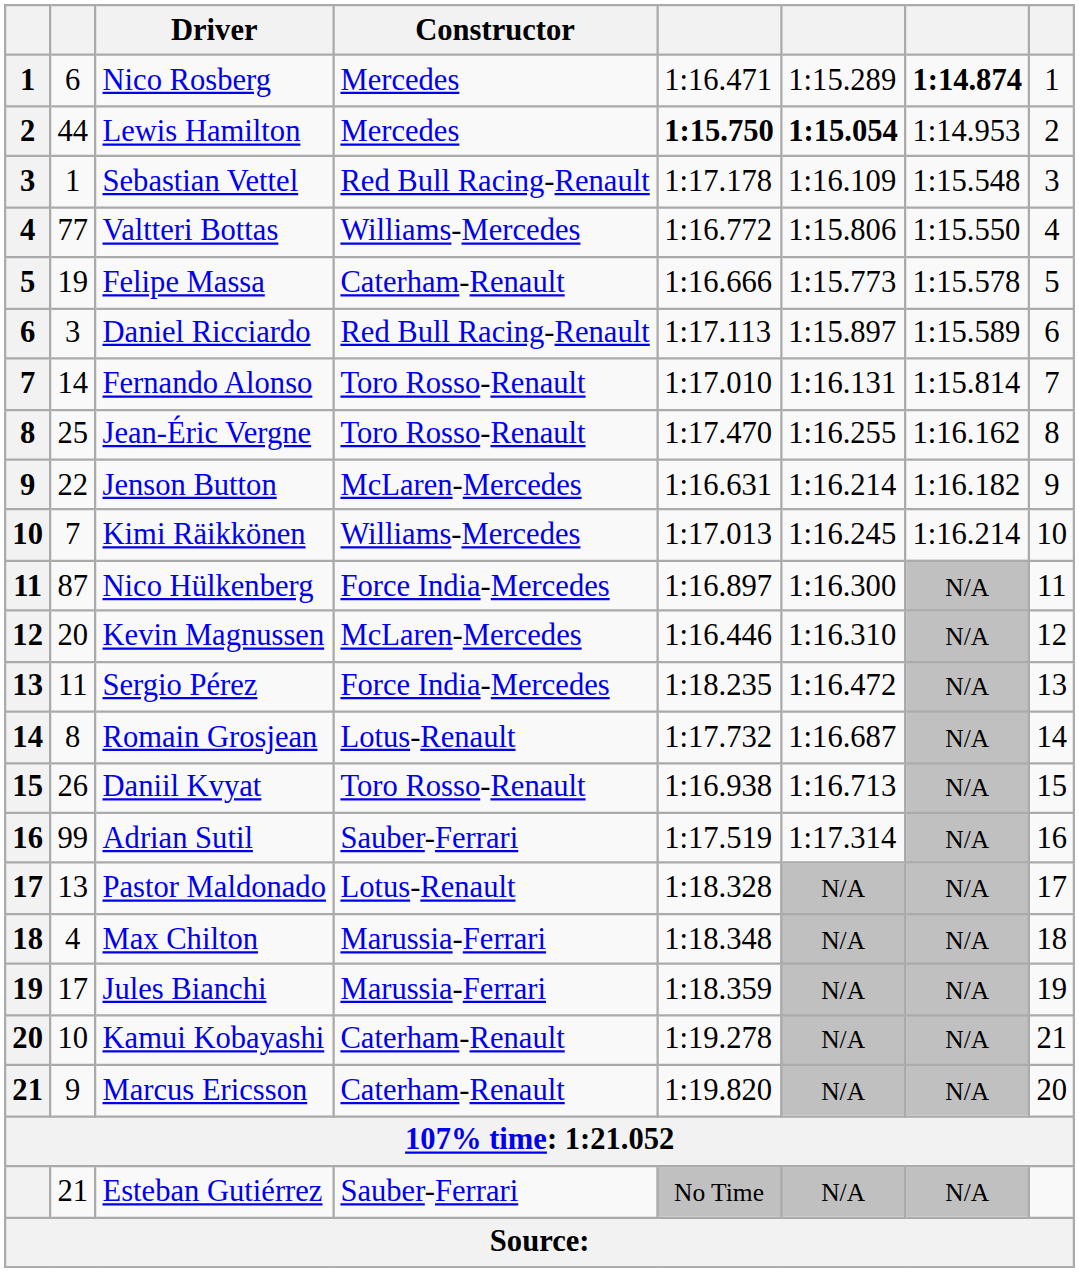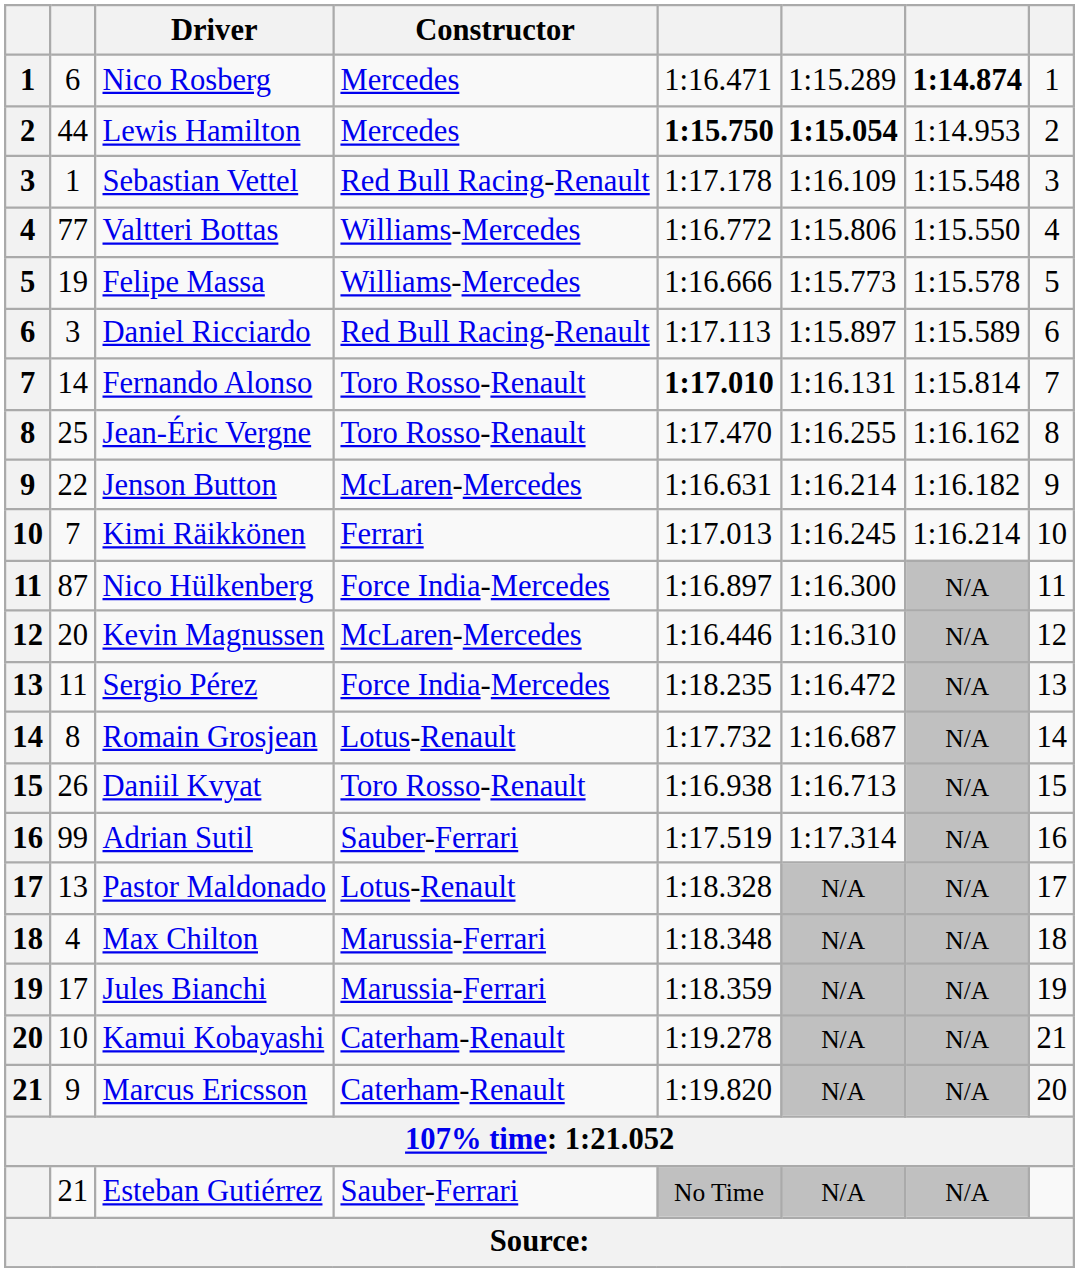(453, 281) Caterham-Renault -> (460, 281) Williams-Mercedes
(718, 382) normal -> (719, 382) bold
(460, 534) Williams-Mercedes -> (382, 534) Ferrari
